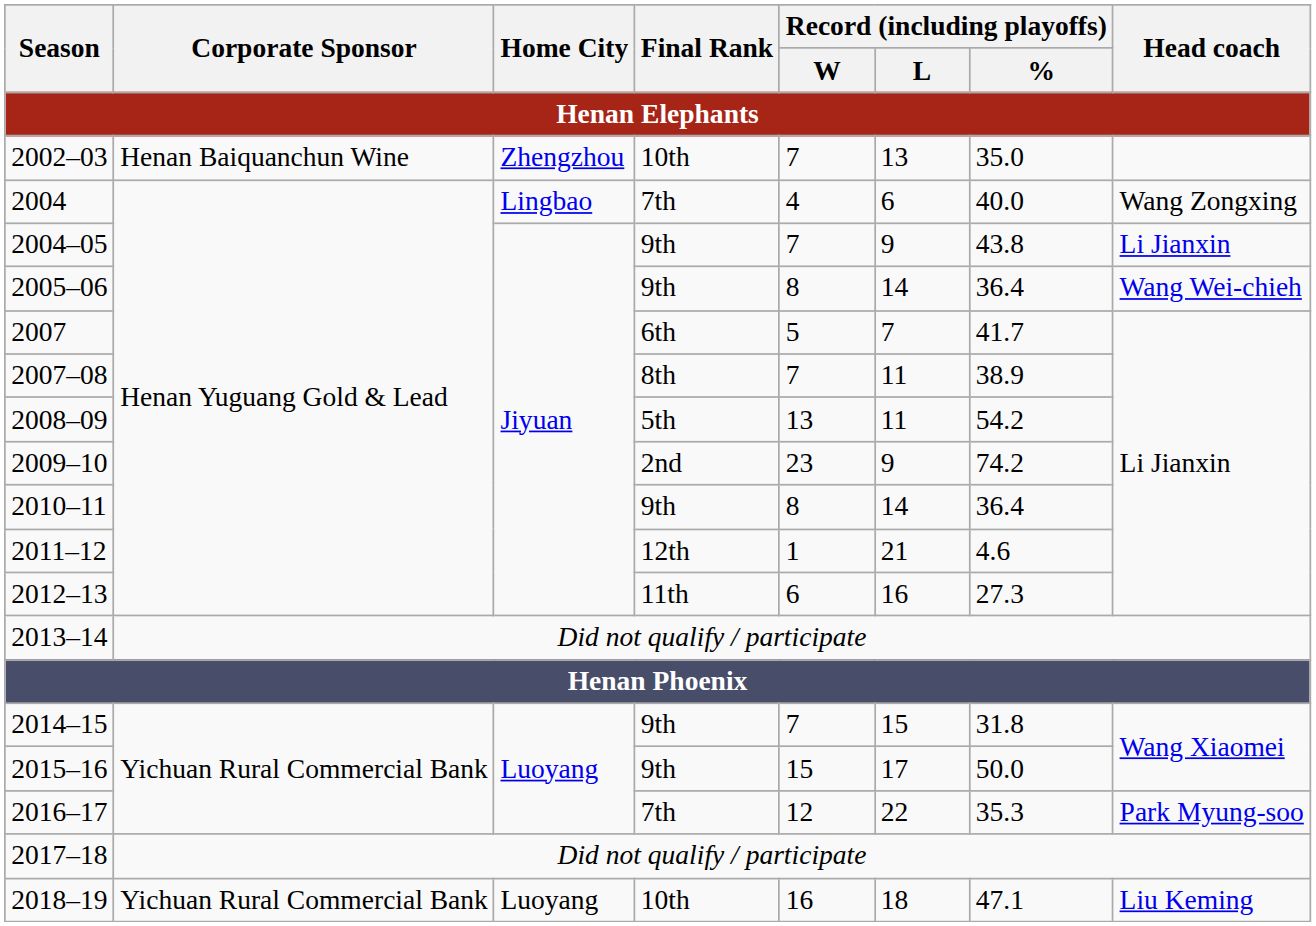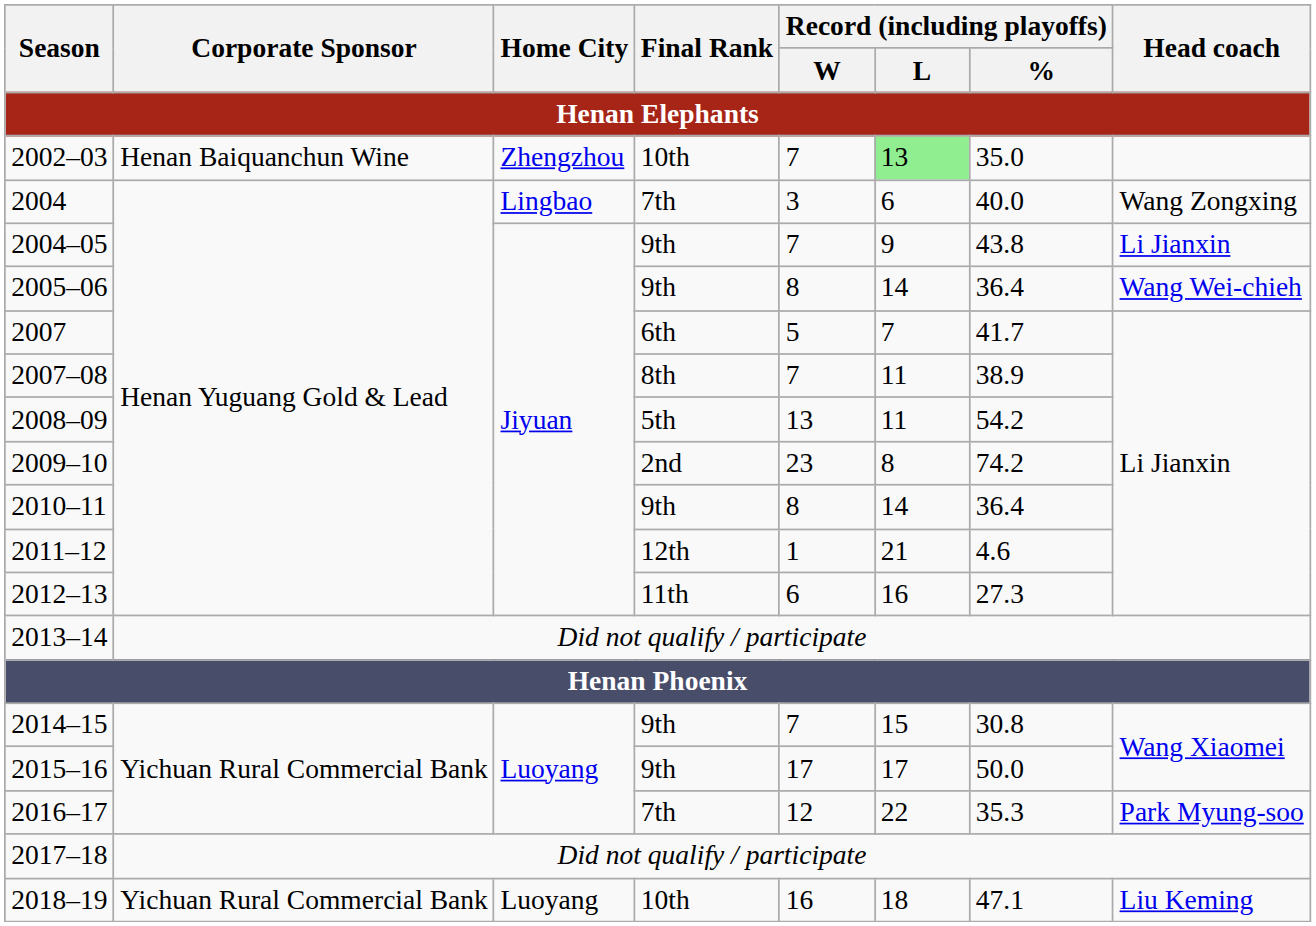(895, 157) no background -> (895, 157) lightgreen background
(793, 200) 4 -> (793, 200) 3
(888, 462) 9 -> (888, 462) 8
(1000, 724) 31.8 -> (1000, 724) 30.8
(800, 768) 15 -> (800, 768) 17
